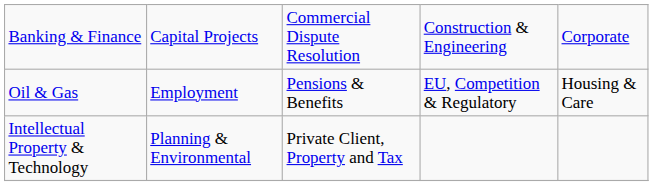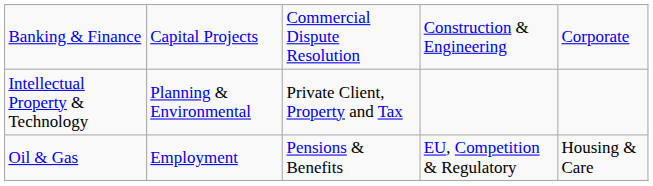rows swapped: (43, 92) <-> (48, 148)
